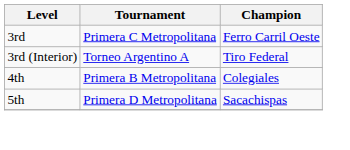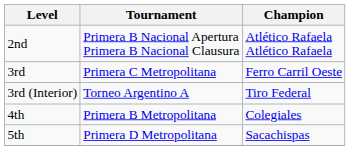+ row: (17, 43)
